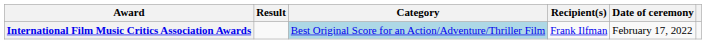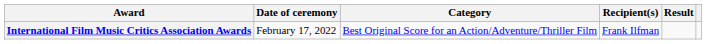columns swapped: (653, 13) <-> (271, 13)
(418, 30) lightblue background -> (470, 30) no background
